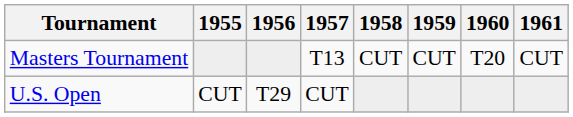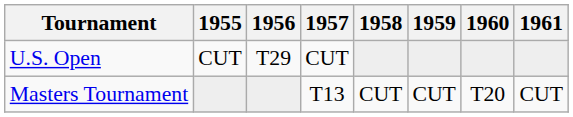rows swapped: (99, 58) <-> (55, 94)
